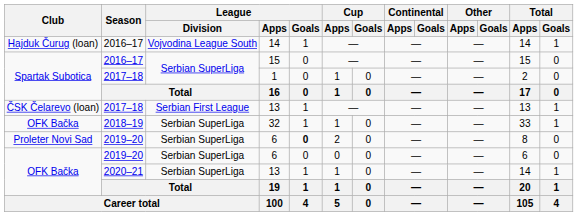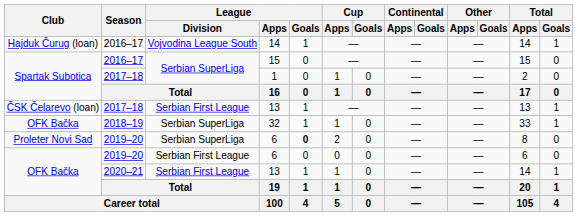(202, 156) Serbian SuperLiga -> (202, 156) Serbian First League
(202, 172) Serbian SuperLiga -> (202, 172) Serbian First League
